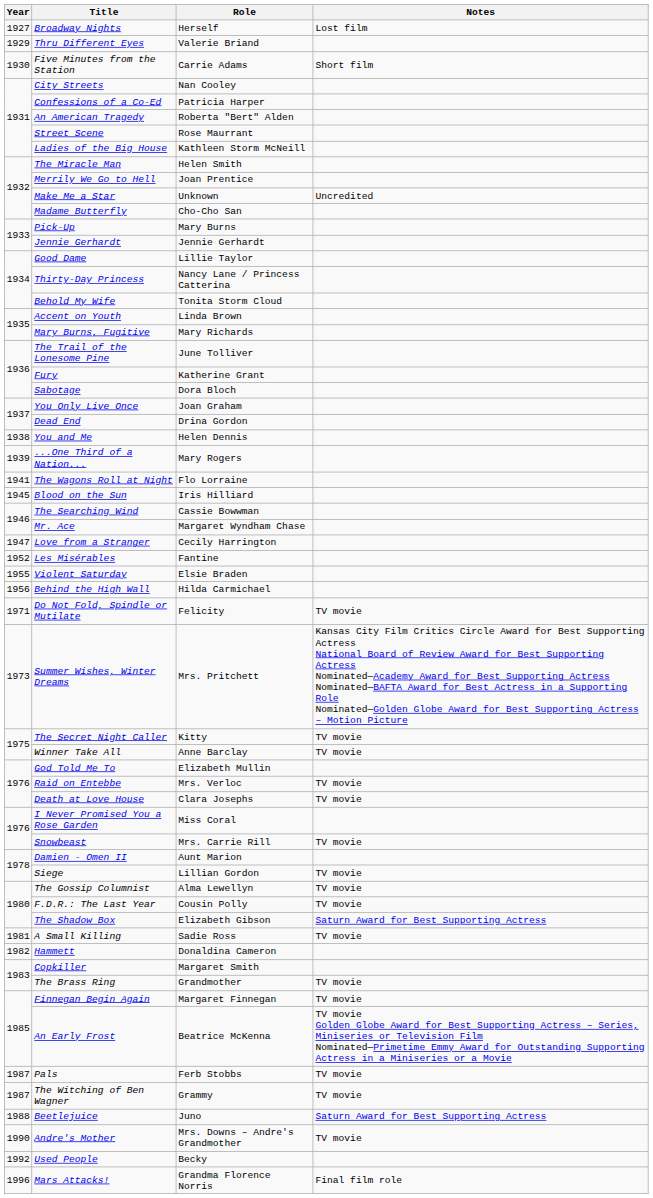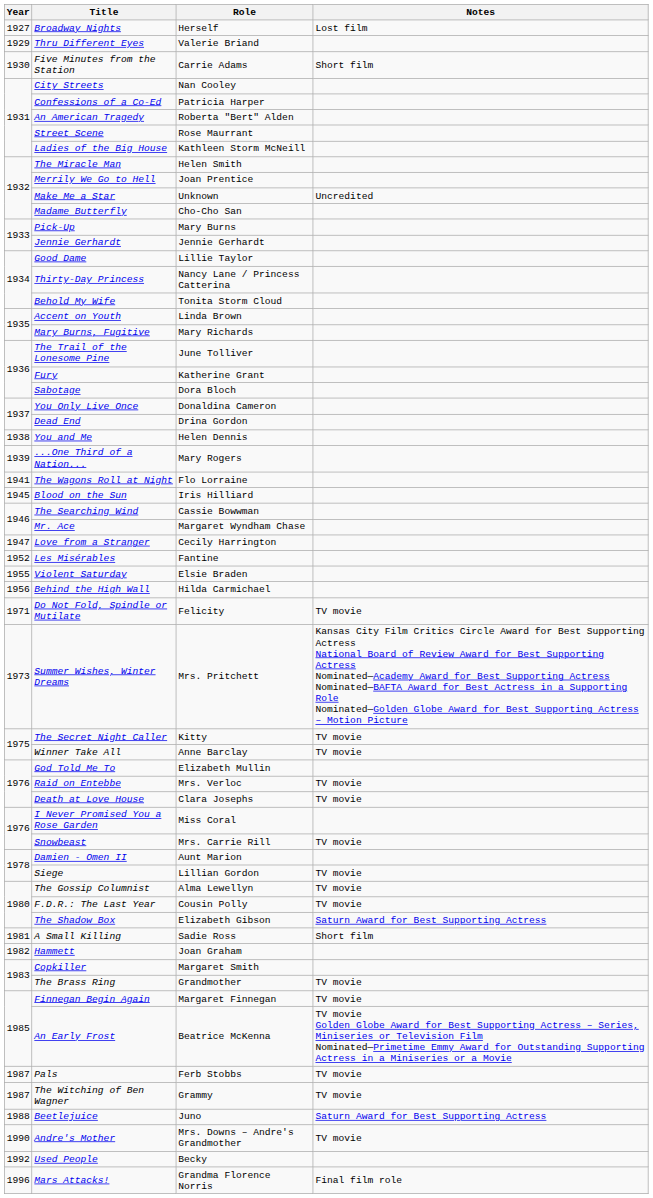(210, 406) Joan Graham -> (227, 406) Donaldina Cameron
(339, 936) TV movie -> (344, 936) Short film
(227, 952) Donaldina Cameron -> (210, 952) Joan Graham
